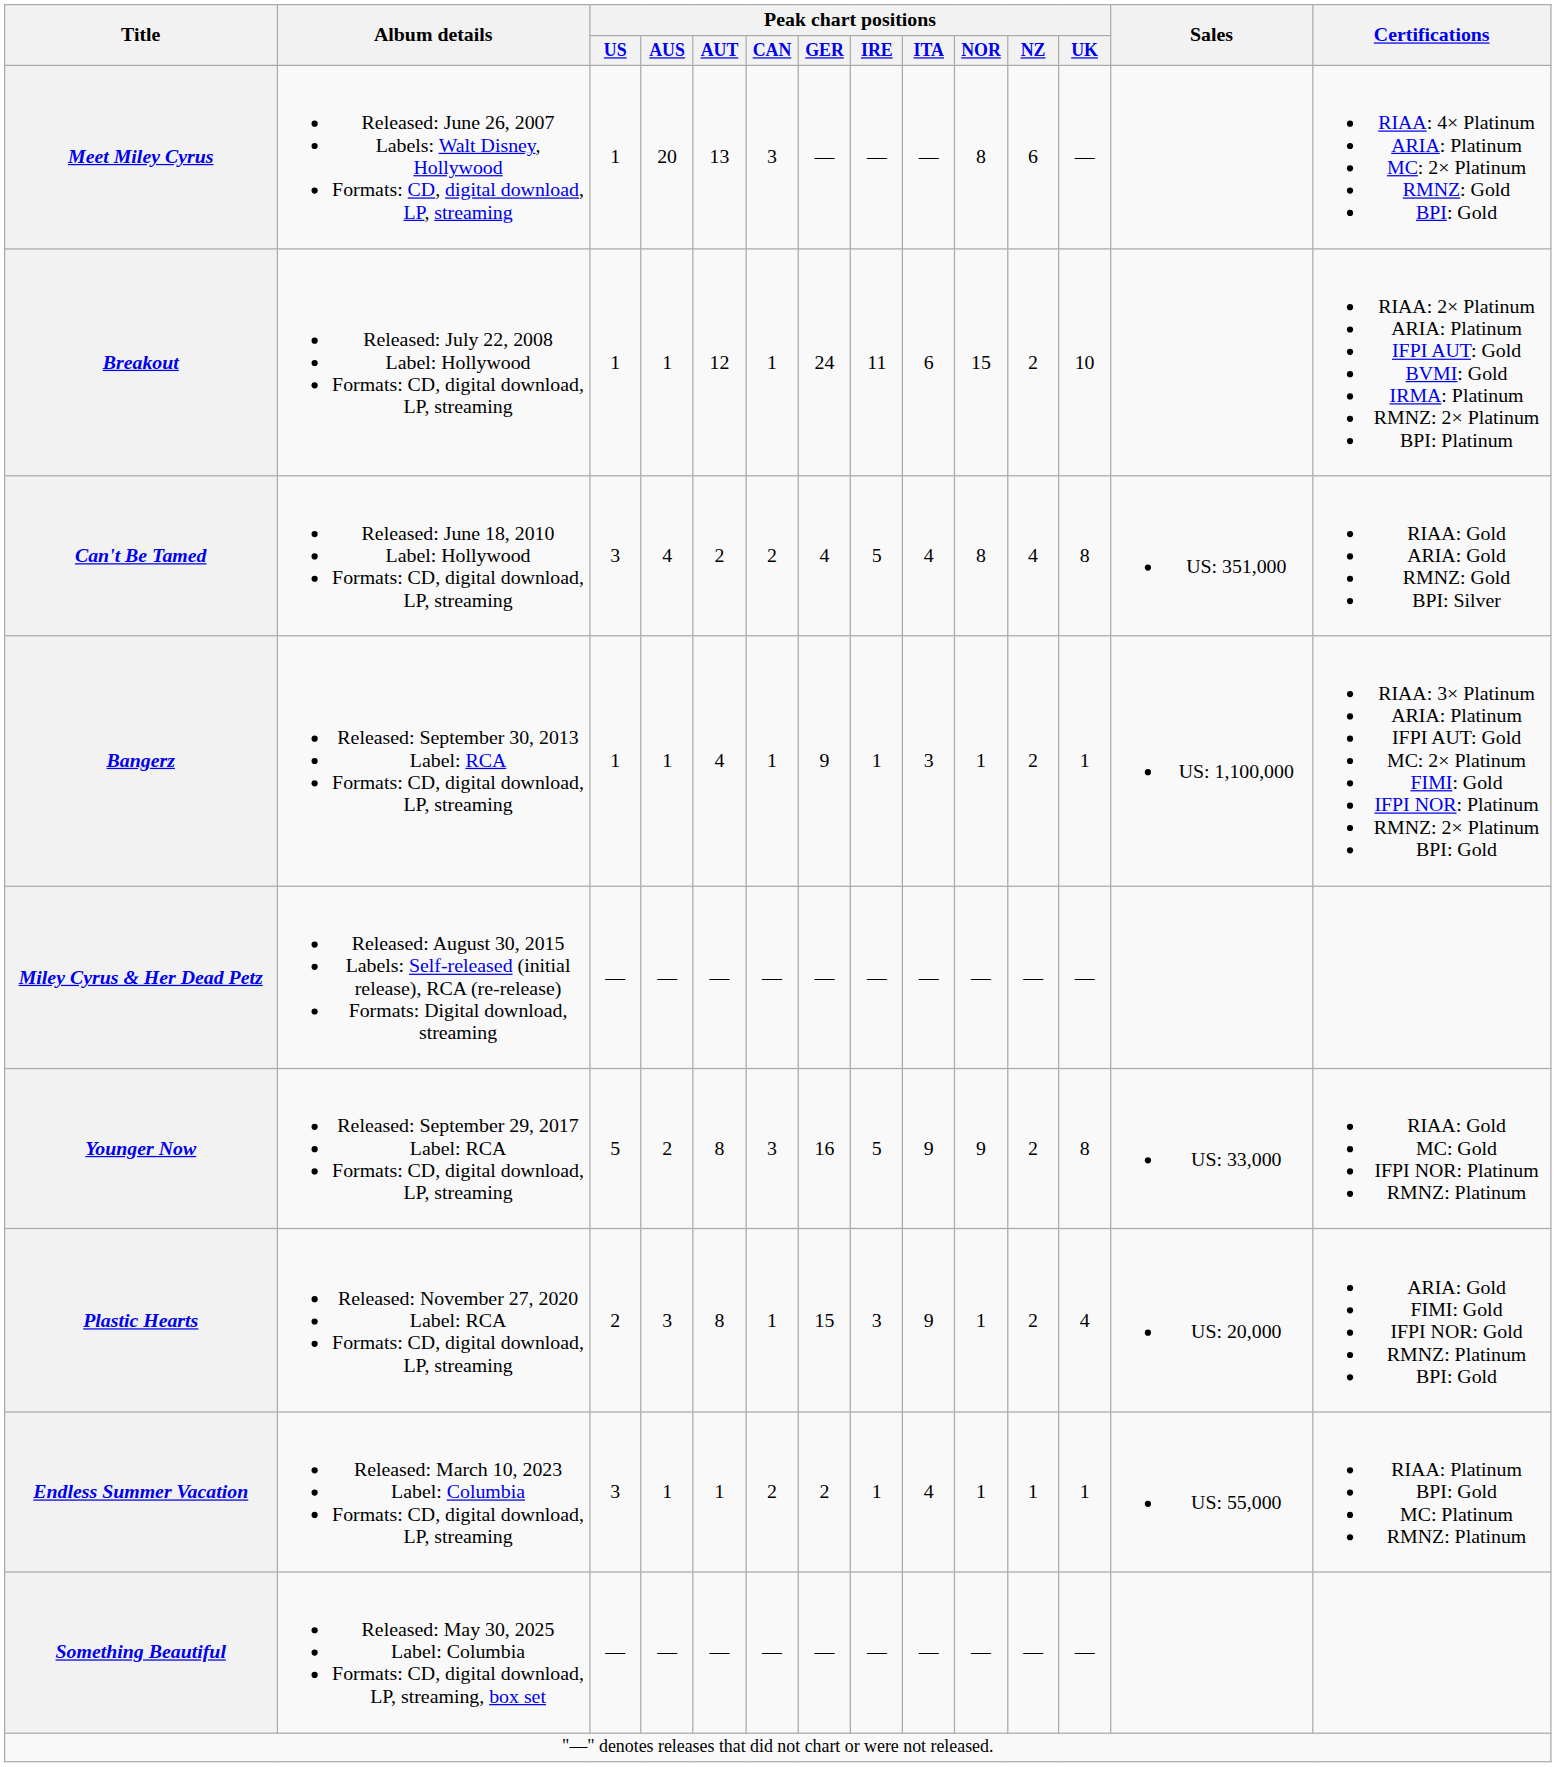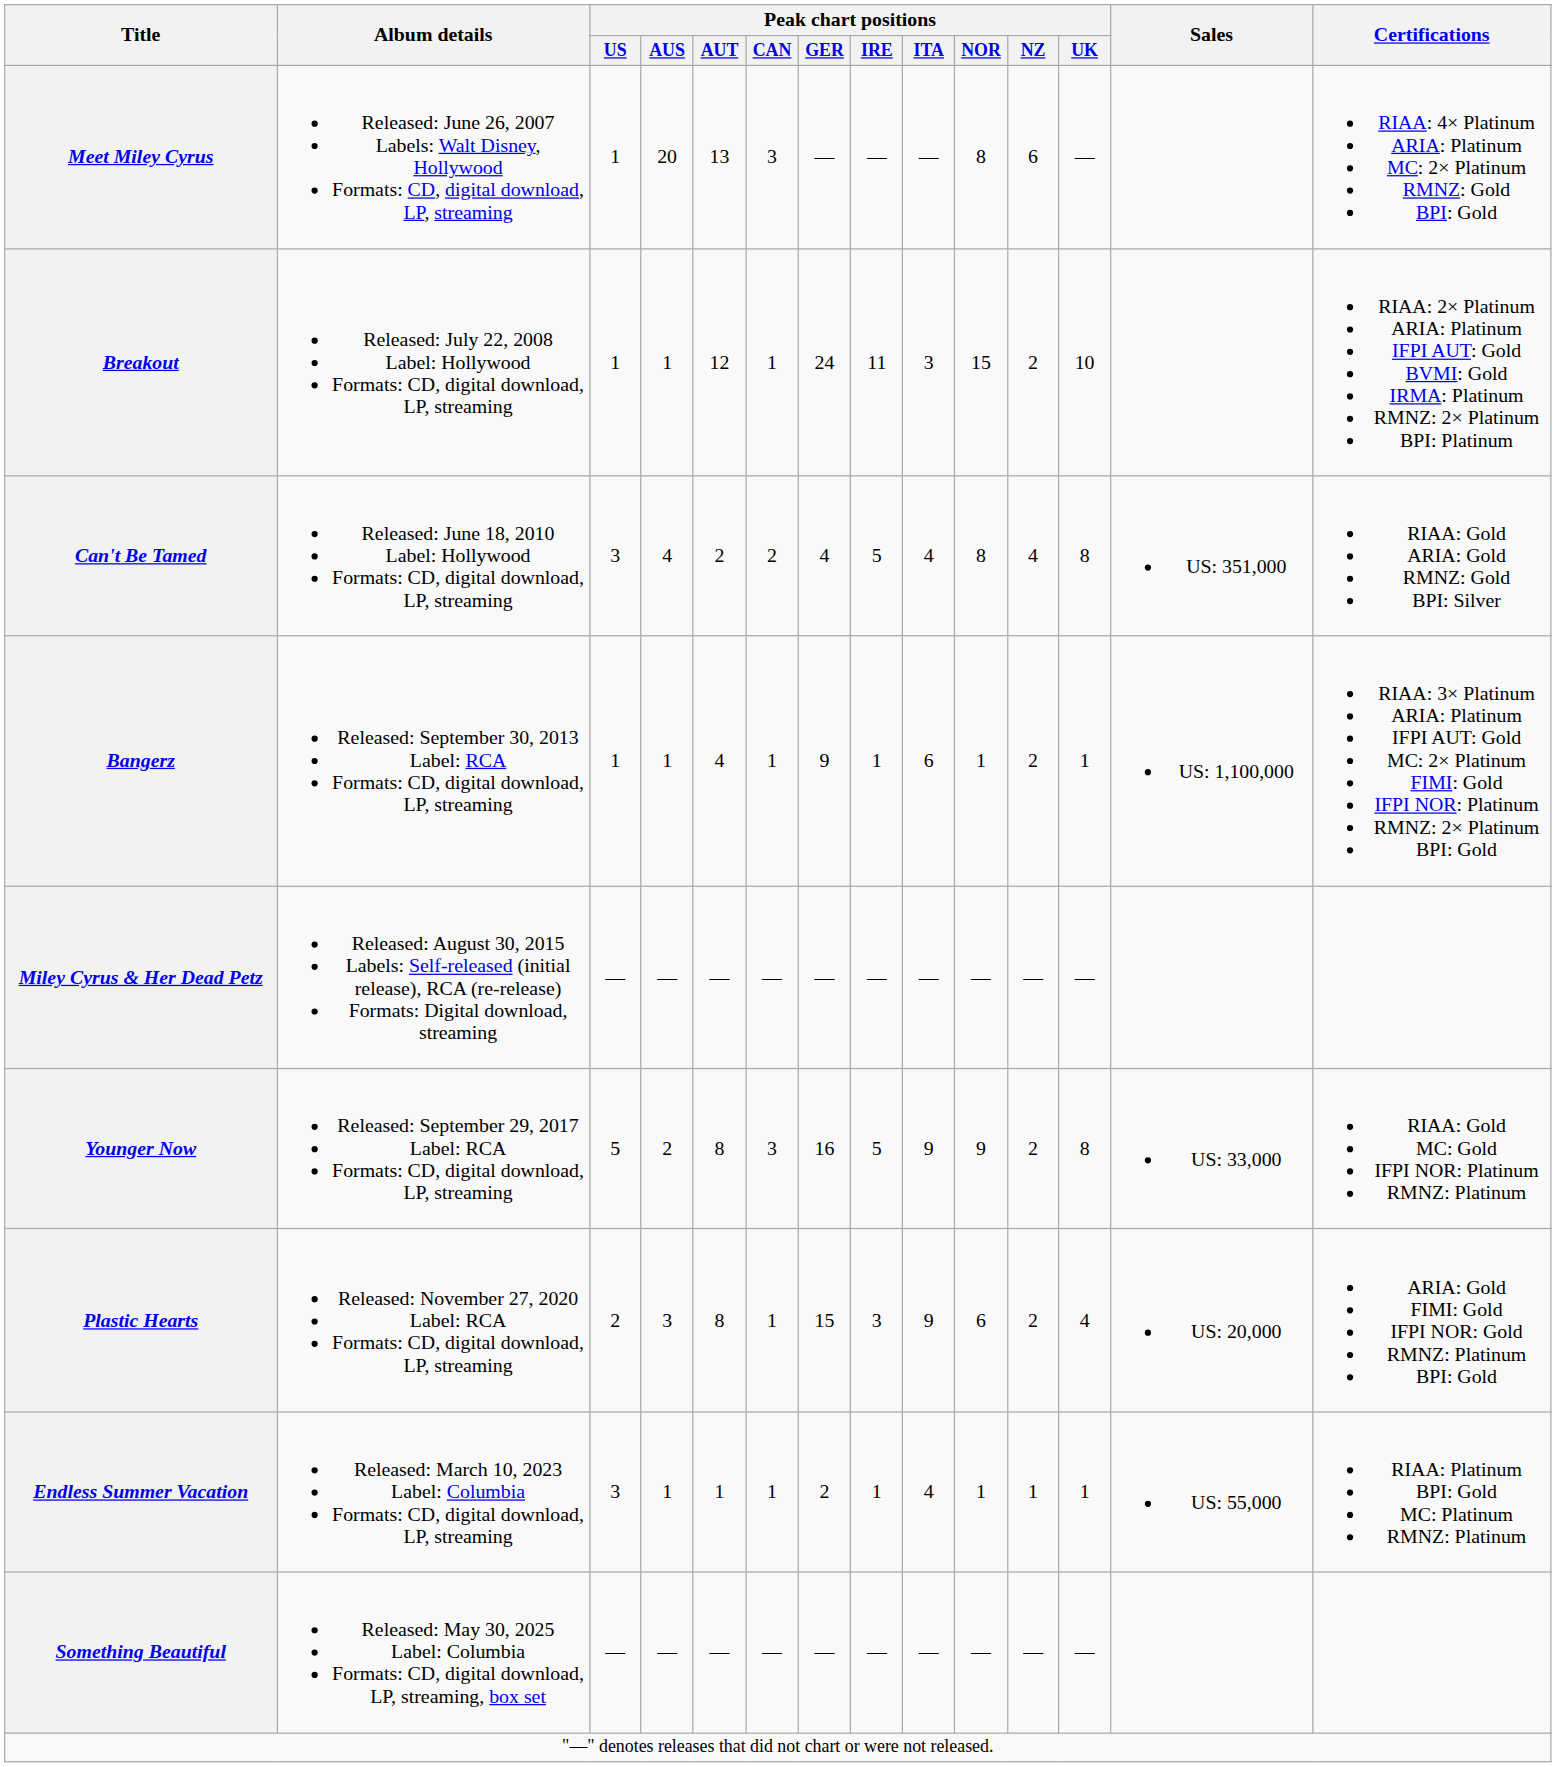(929, 361) 6 -> (929, 361) 3
(929, 760) 3 -> (929, 760) 6
(981, 1320) 1 -> (981, 1320) 6
(772, 1491) 2 -> (772, 1491) 1
